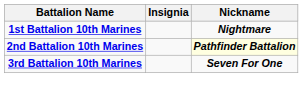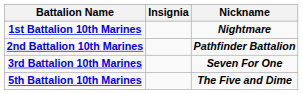(245, 47) lightyellow background -> (245, 47) no background
+ row: (75, 81)
